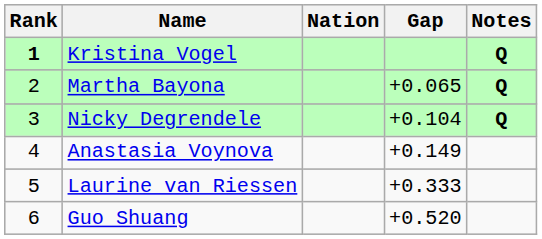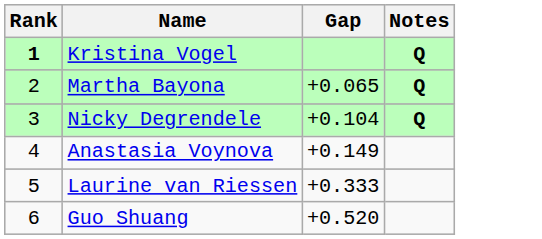- column: (343, 21)
